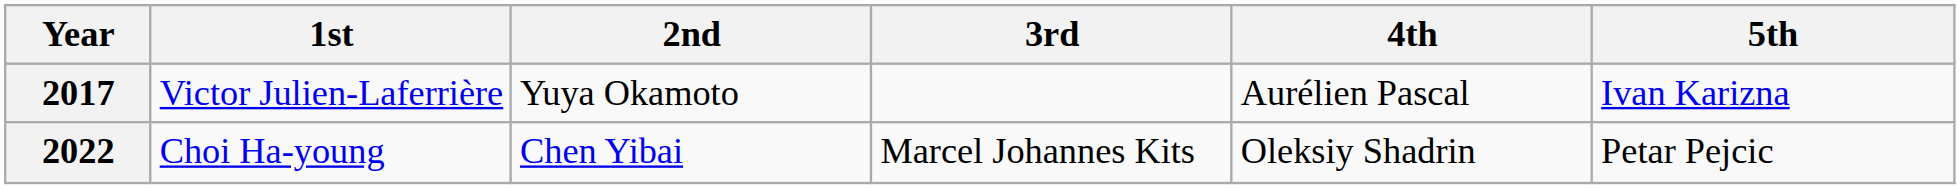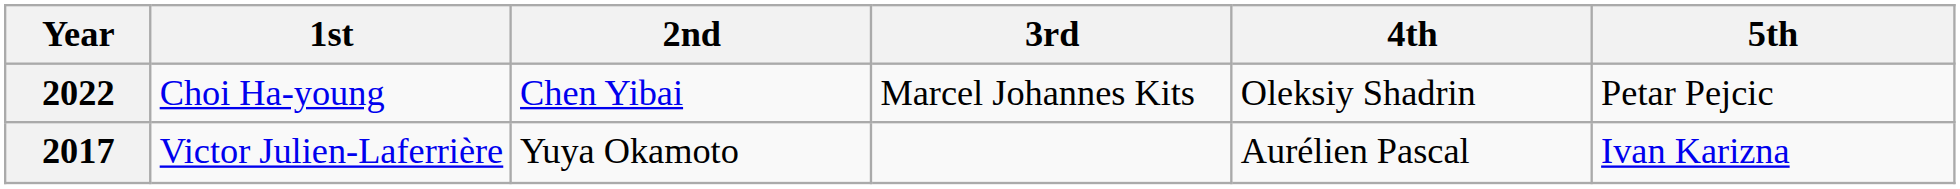rows swapped: (78, 92) <-> (78, 151)
